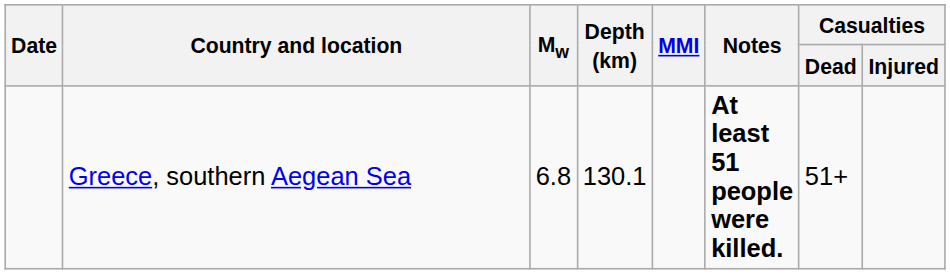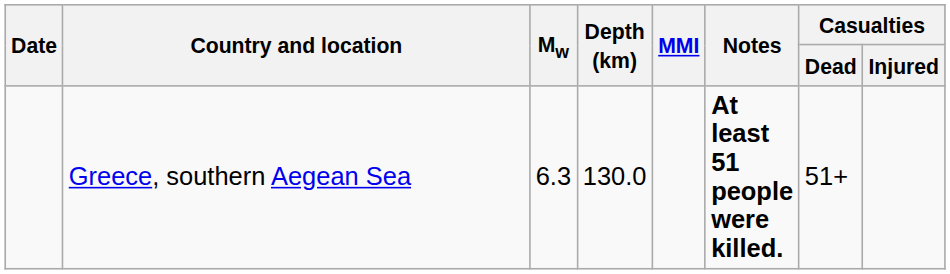(553, 176) 6.8 -> (553, 176) 6.3
(615, 176) 130.1 -> (615, 176) 130.0
